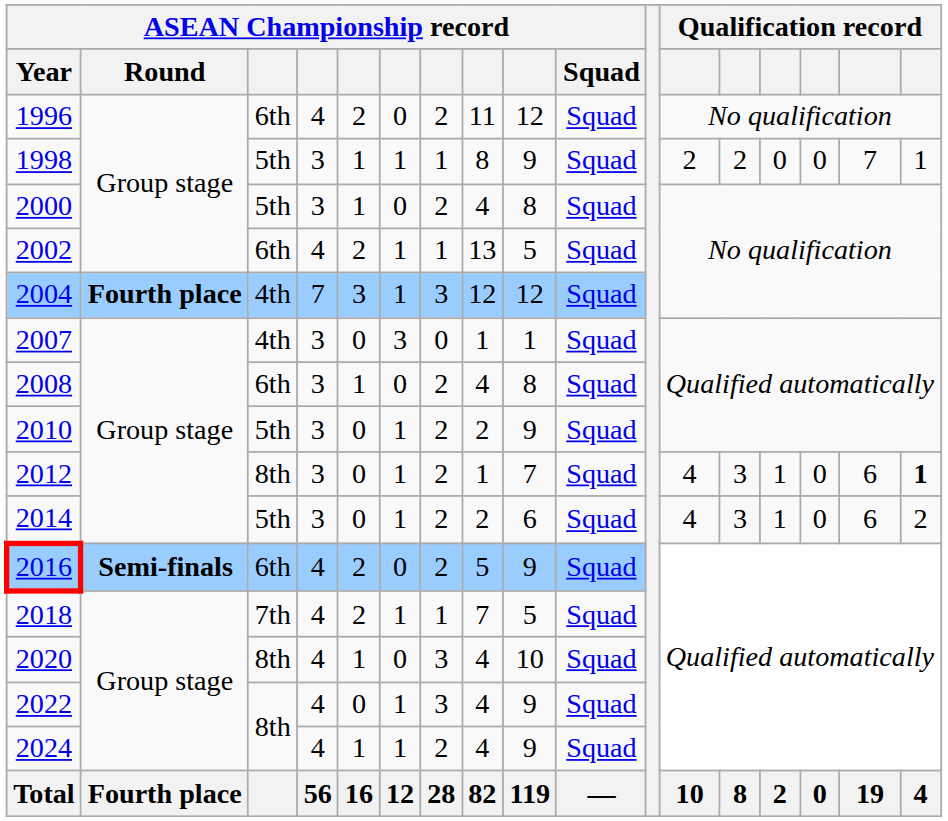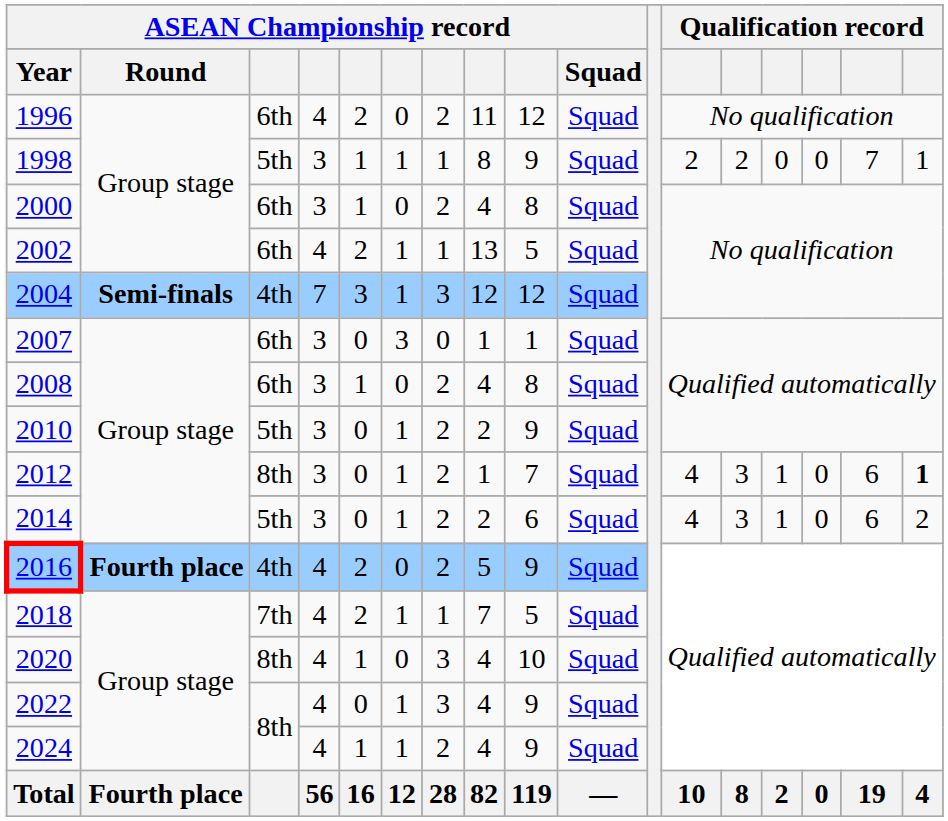(273, 205) 5th -> (275, 205) 6th
(165, 294) Fourth place -> (166, 294) Semi-finals
(273, 339) 4th -> (275, 339) 6th
(166, 566) Semi-finals -> (166, 566) Fourth place
(273, 566) 6th -> (275, 566) 4th
